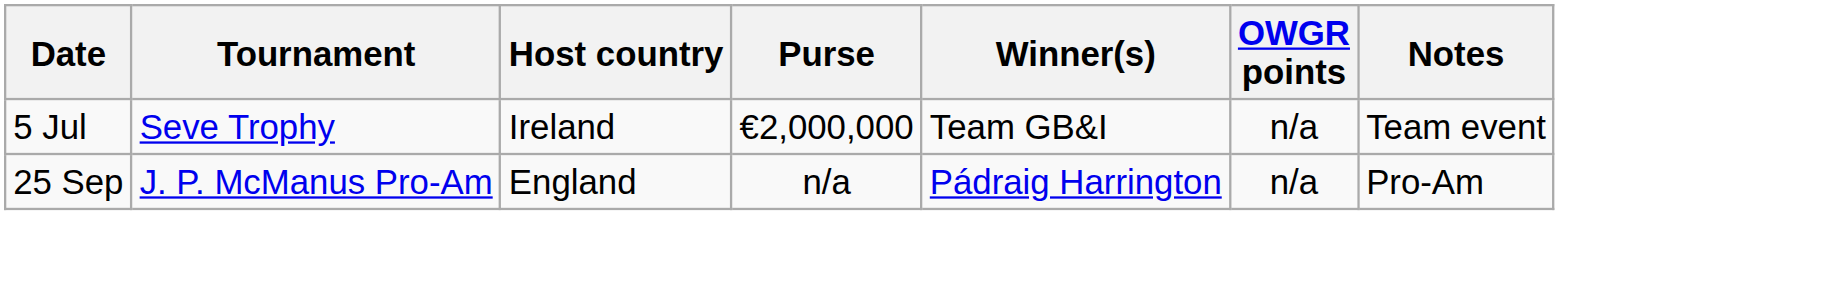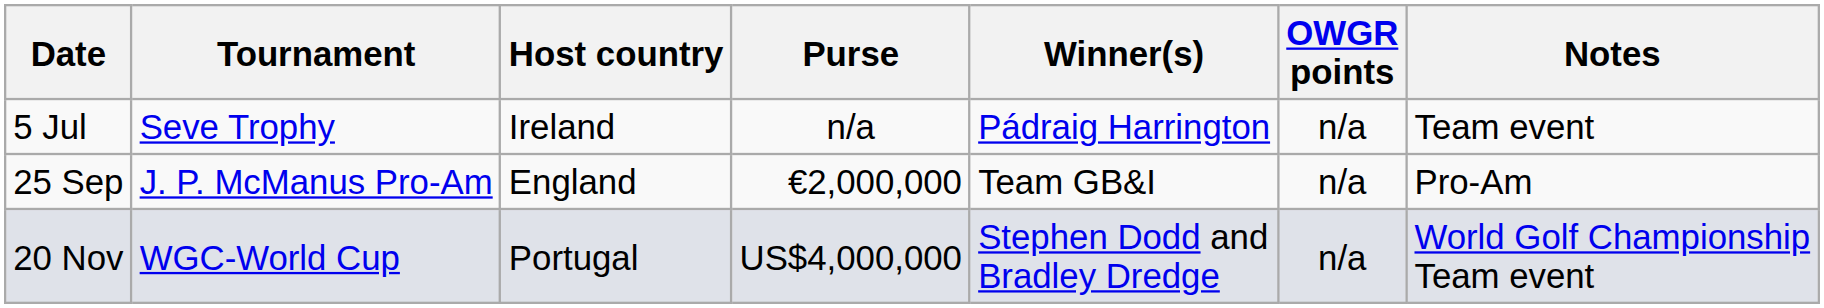(827, 127) €2,000,000 -> (851, 127) n/a
(1019, 127) Team GB&I -> (1124, 127) Pádraig Harrington
(827, 182) n/a -> (875, 182) €2,000,000
(1076, 182) Pádraig Harrington -> (1067, 182) Team GB&I
+ row: (68, 257)
